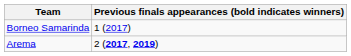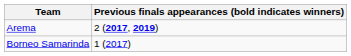rows swapped: (21, 43) <-> (48, 28)
